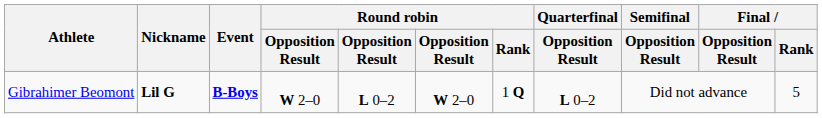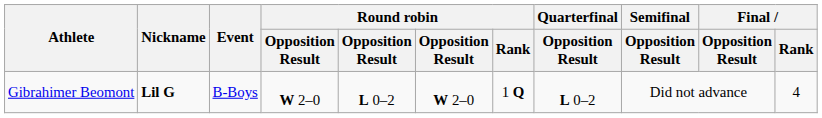(235, 92) bold -> (235, 92) normal
(796, 92) 5 -> (796, 92) 4
